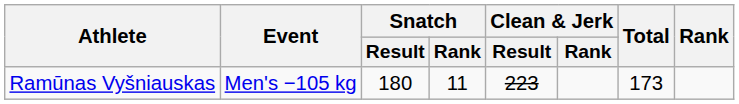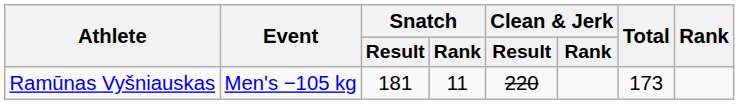(395, 83) 180 -> (395, 83) 181
(522, 83) 223 -> (522, 83) 220
